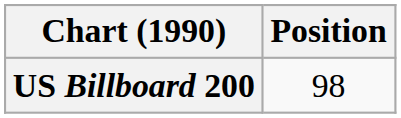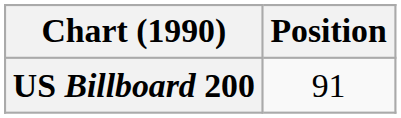(329, 84) 98 -> (329, 84) 91
